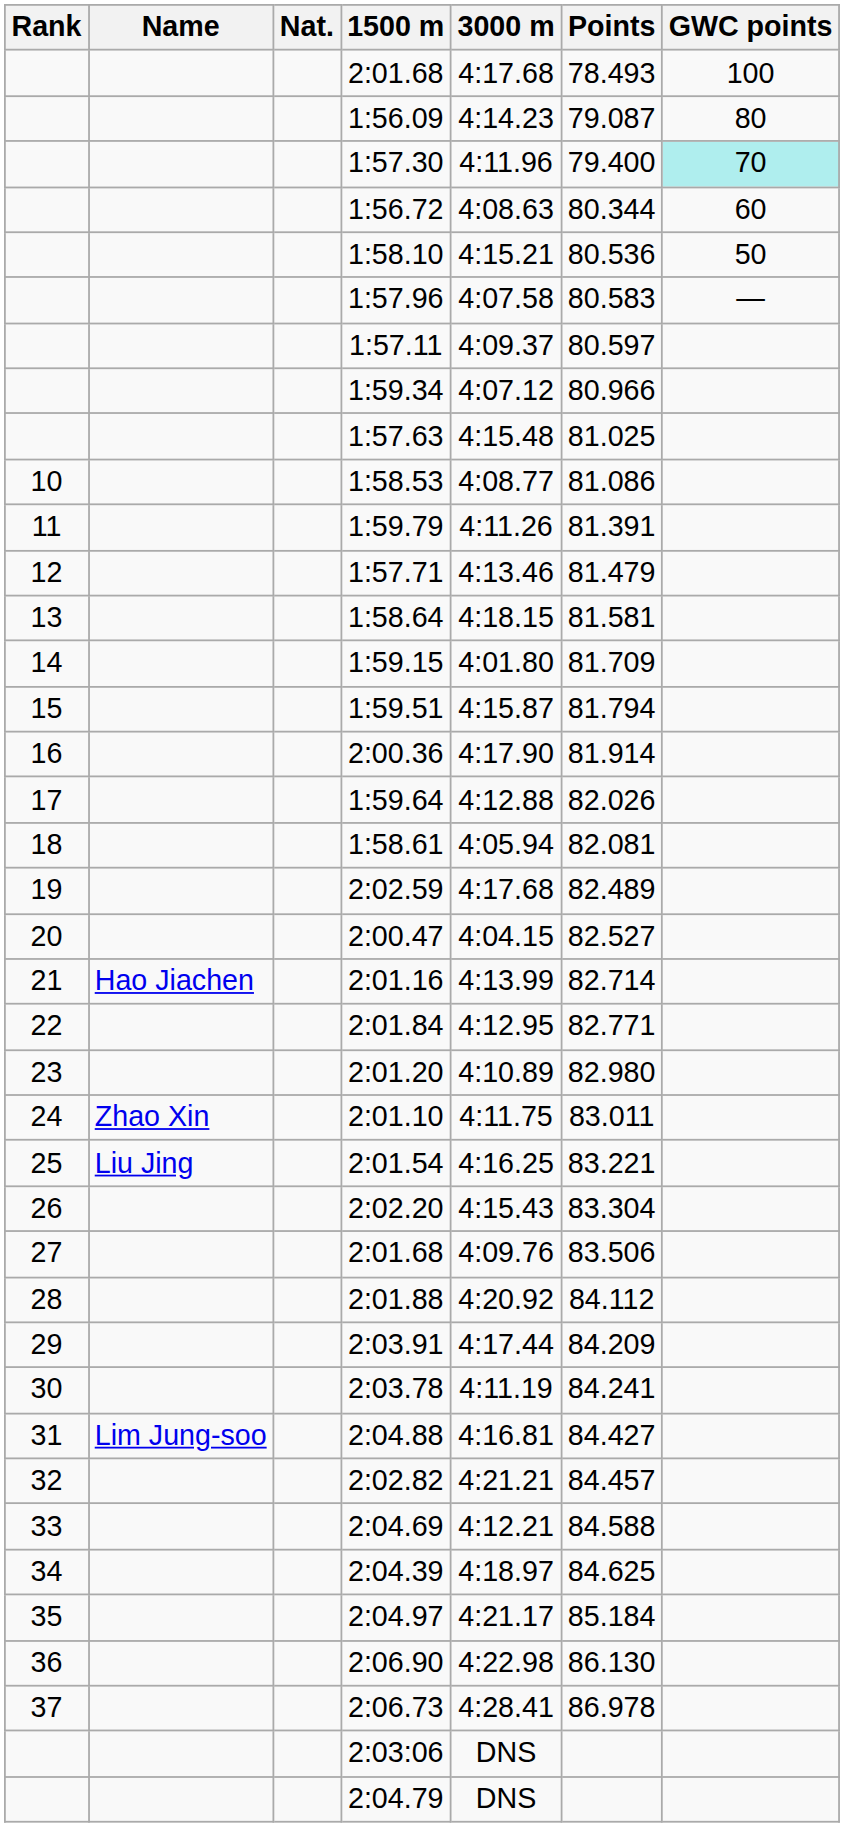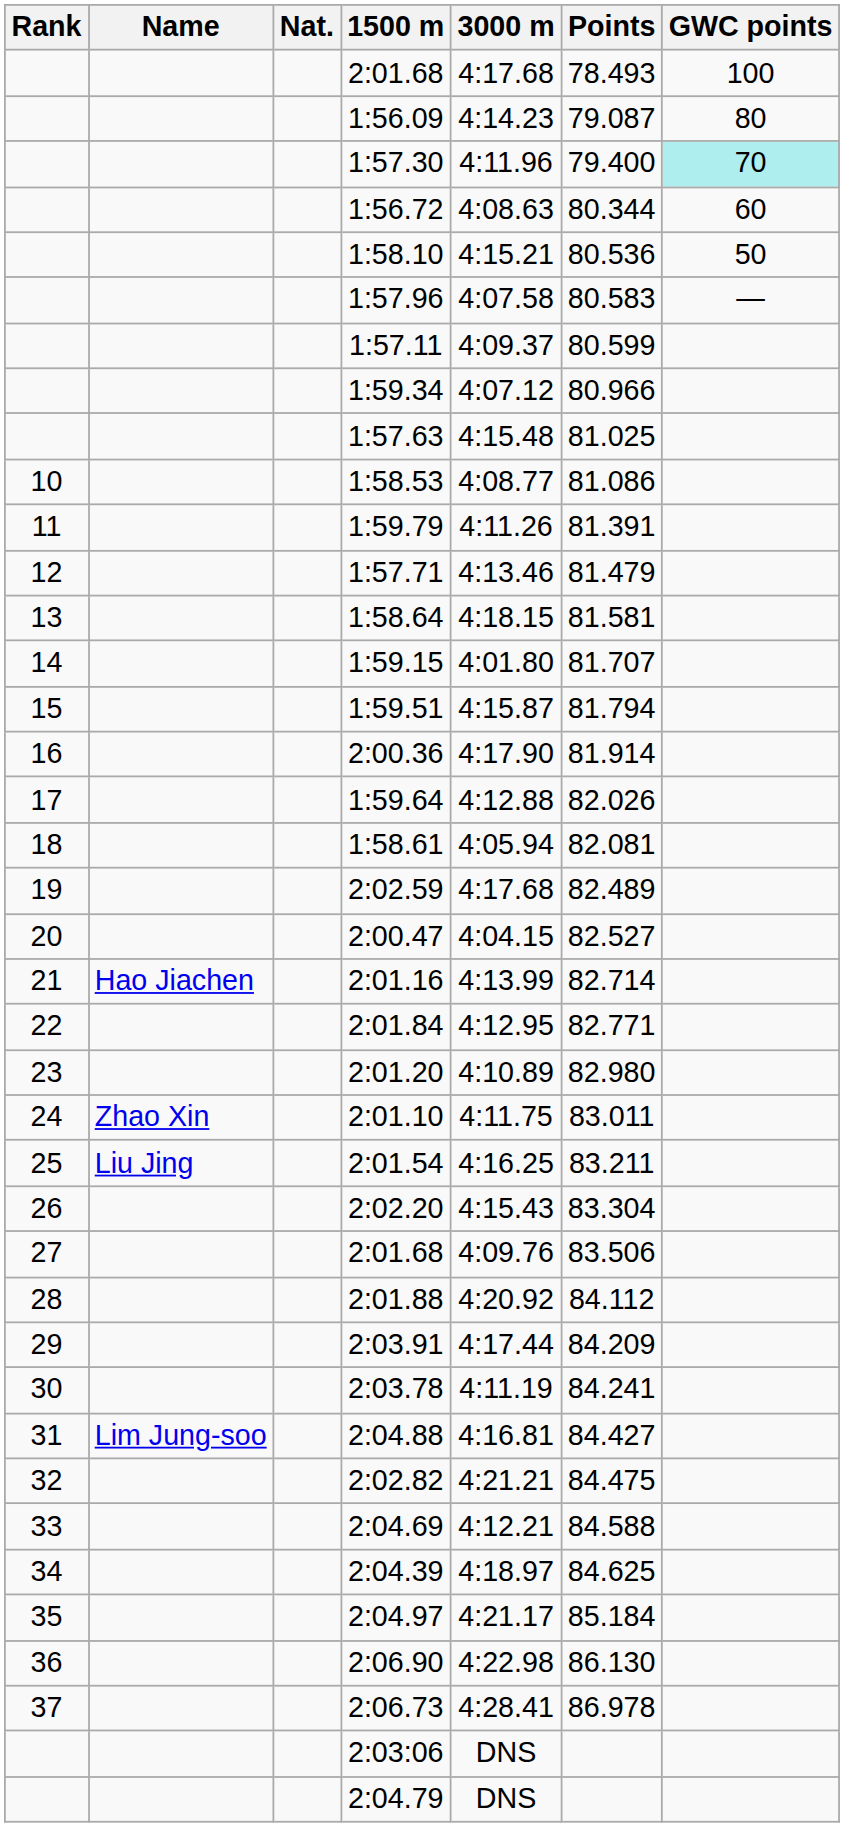(612, 345) 80.597 -> (612, 345) 80.599
(612, 663) 81.709 -> (612, 663) 81.707
(612, 1162) 83.221 -> (612, 1162) 83.211
(612, 1480) 84.457 -> (612, 1480) 84.475
